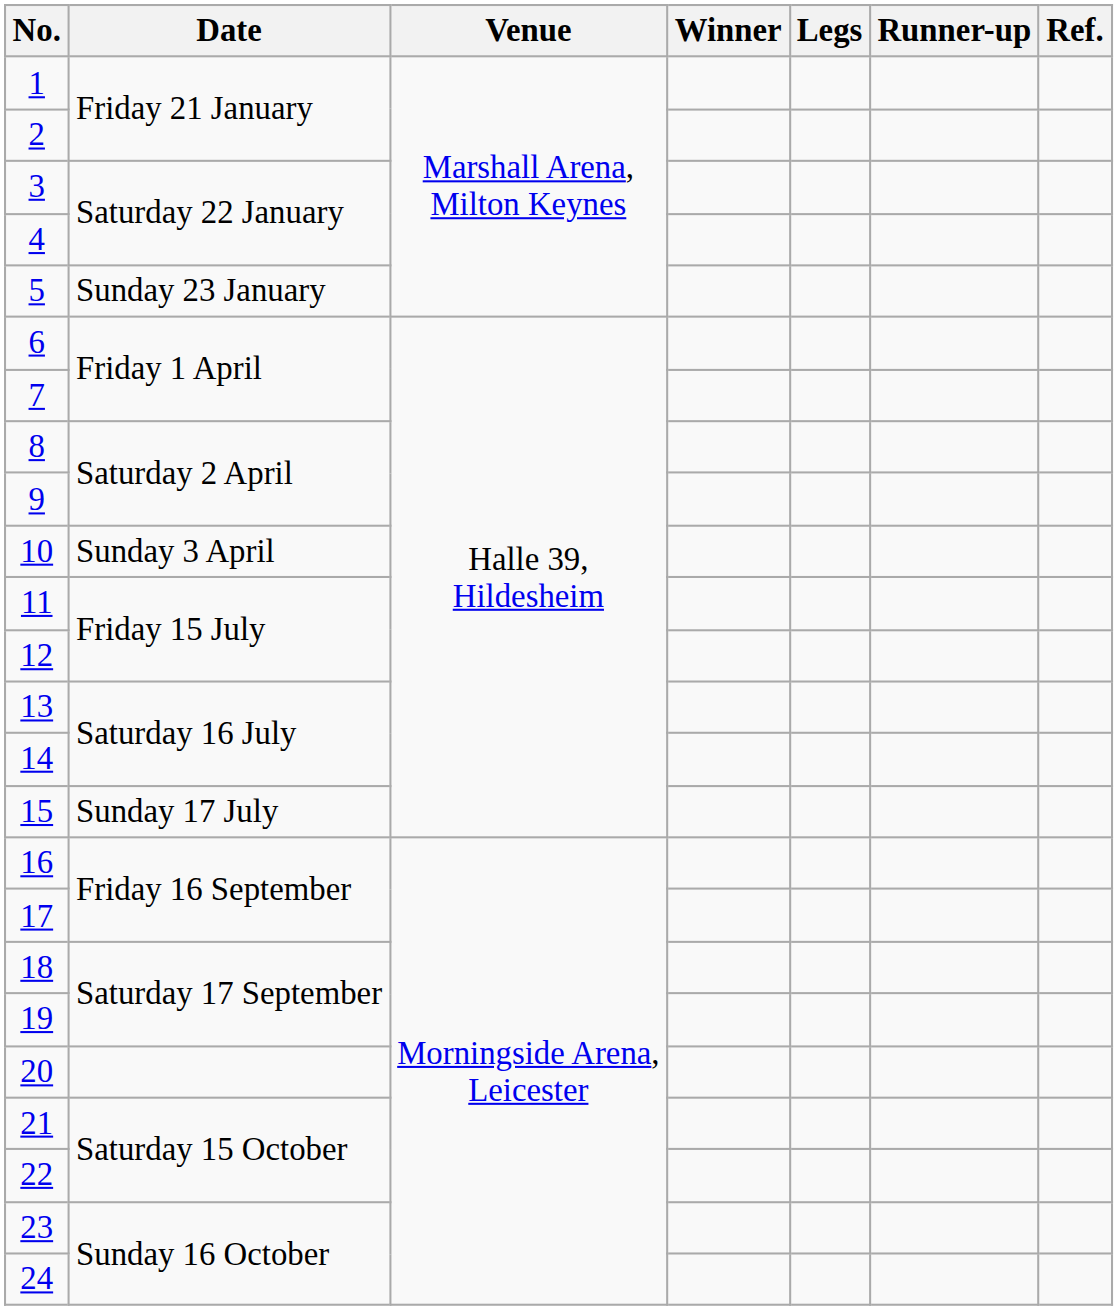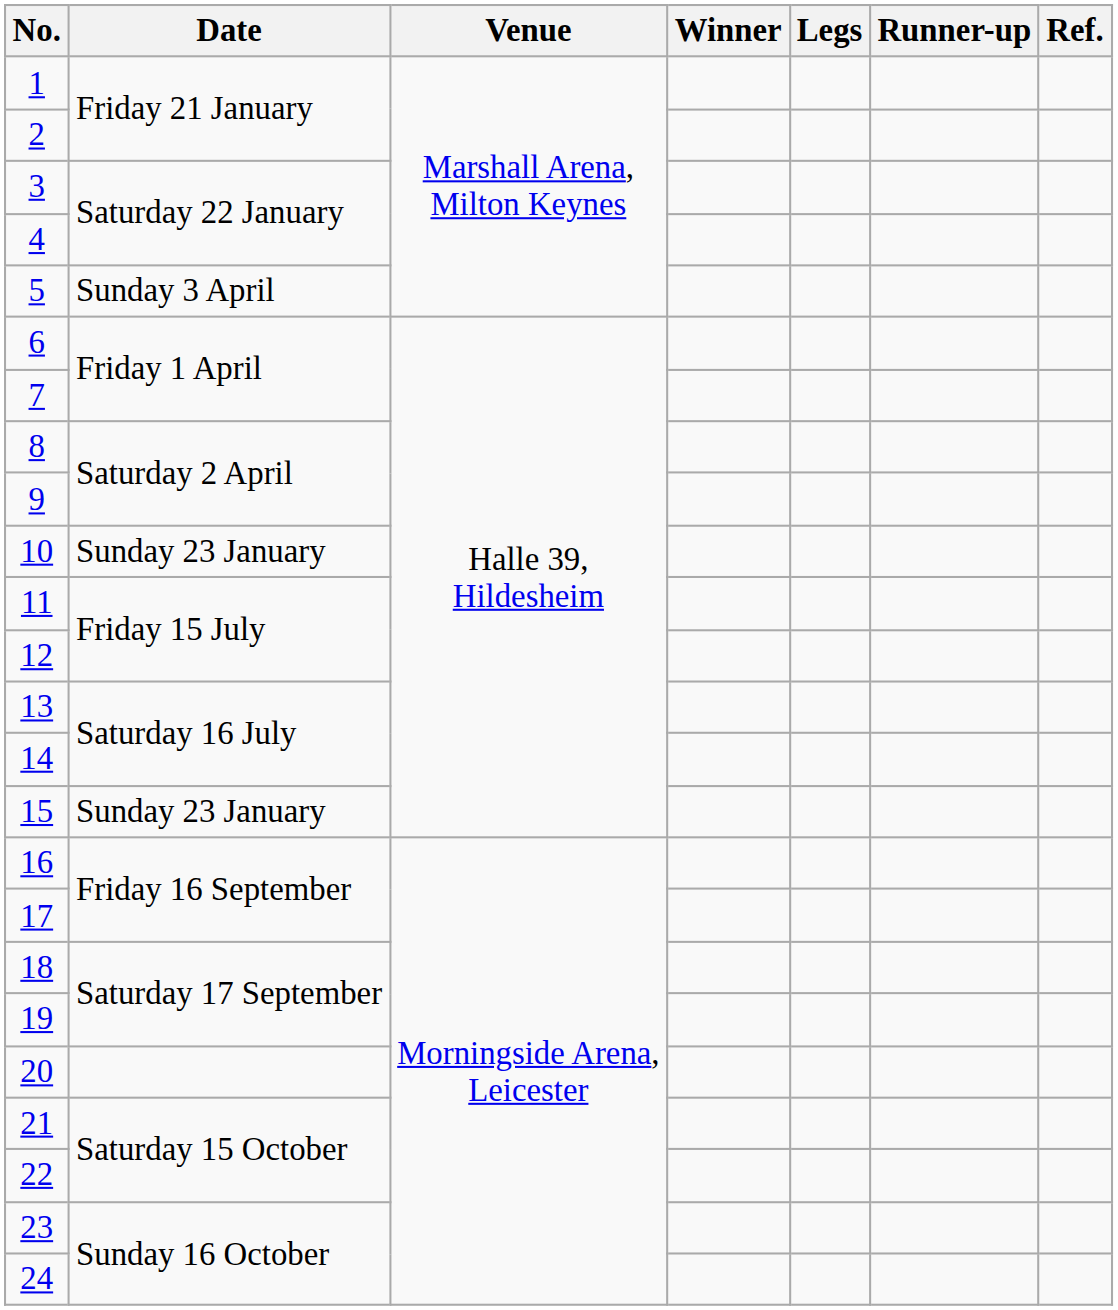(201, 290) Sunday 23 January -> (175, 290) Sunday 3 April
(175, 550) Sunday 3 April -> (201, 550) Sunday 23 January
(177, 810) Sunday 17 July -> (201, 810) Sunday 23 January
